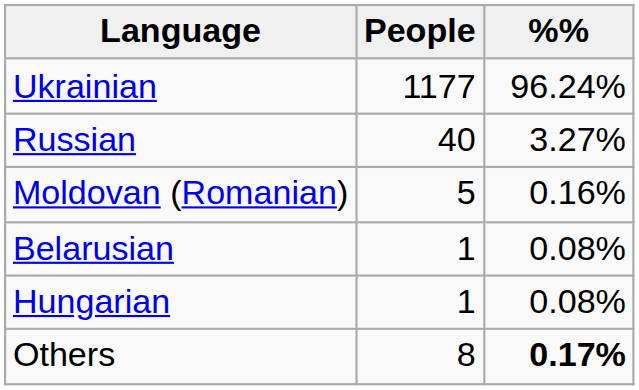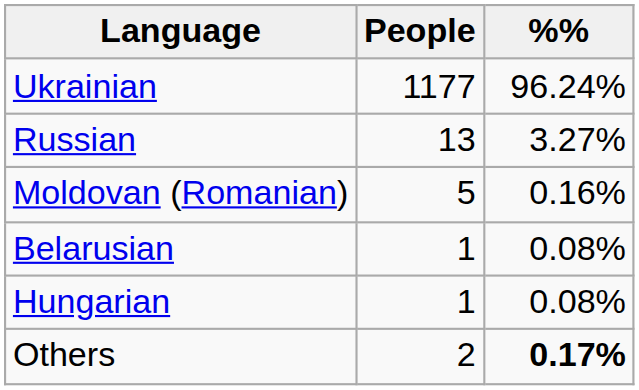(457, 139) 40 -> (457, 139) 13
(466, 355) 8 -> (466, 355) 2
